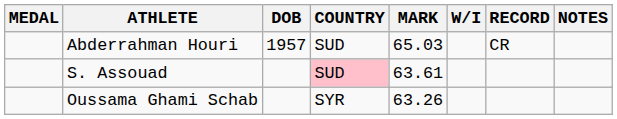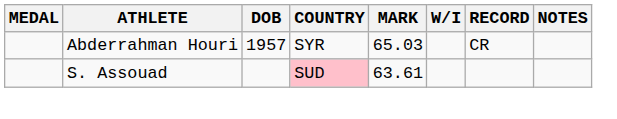(330, 46) SUD -> (309, 46) SYR
- row: (163, 100)
